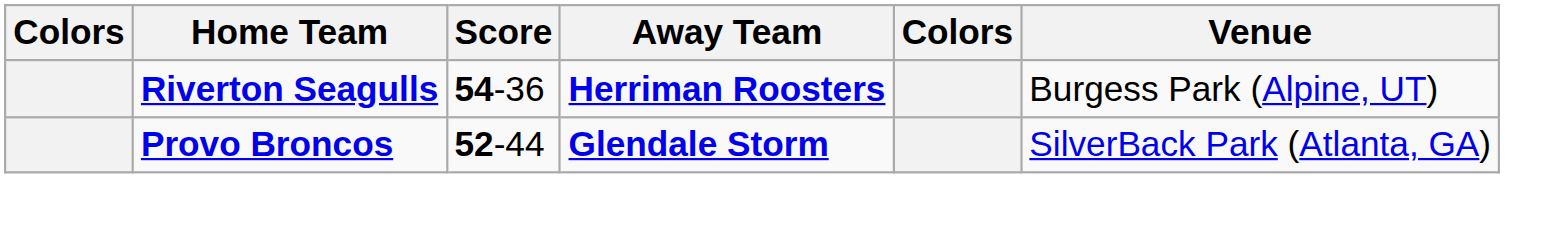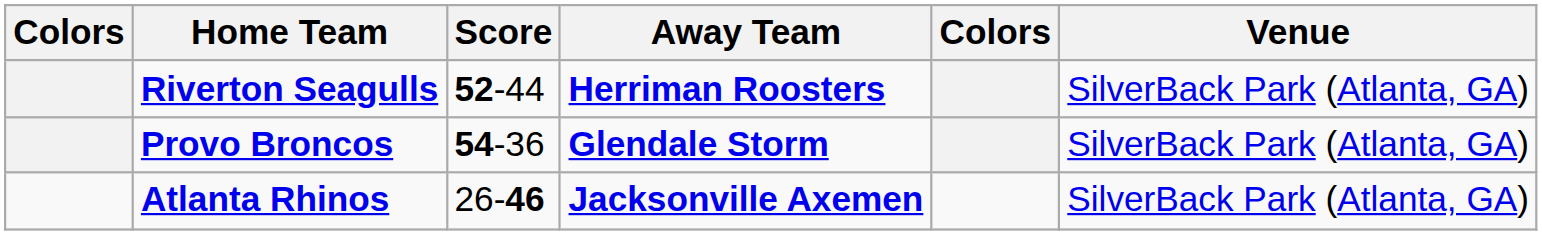(499, 88) 54-36 -> (499, 88) 52-44
(1234, 88) Burgess Park (Alpine, UT) -> (1298, 88) SilverBack Park (Atlanta, GA)
(499, 144) 52-44 -> (499, 144) 54-36
+ row: (265, 199)
